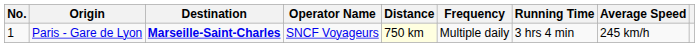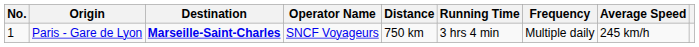columns swapped: (475, 14) <-> (555, 14)
(404, 33) lightyellow background -> (404, 33) no background
